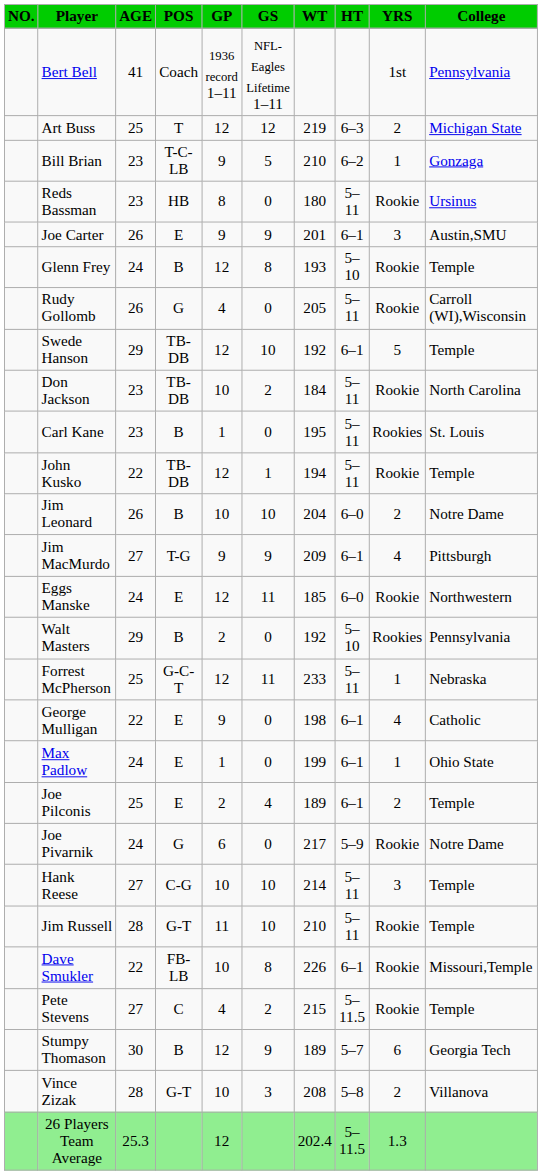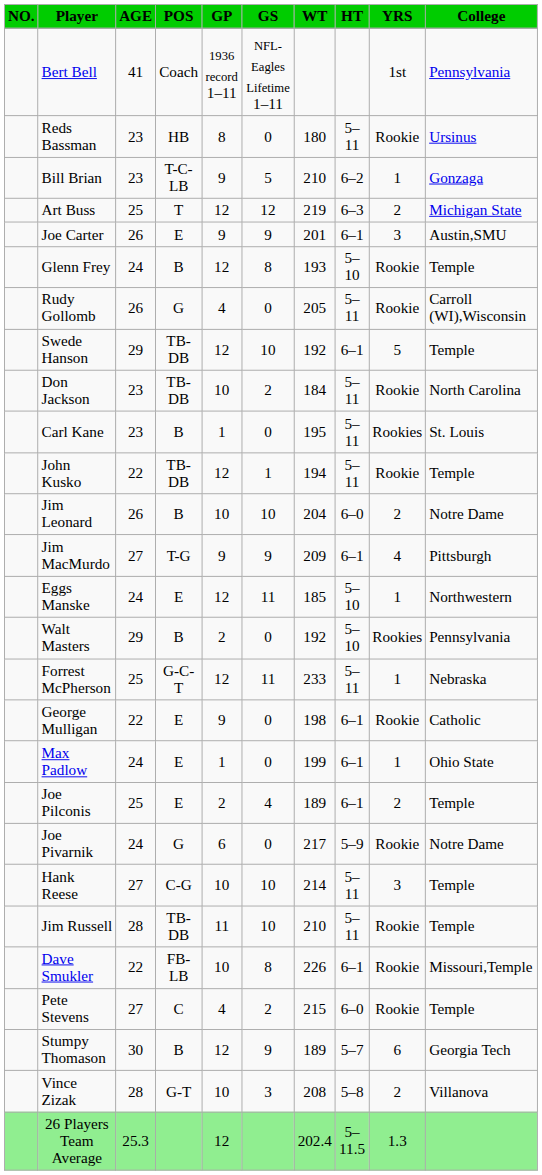rows swapped: (69, 201) <-> (68, 127)
(352, 596) 6–0 -> (352, 596) 5–10
(397, 596) Rookie -> (397, 596) 1
(397, 720) 4 -> (397, 720) Rookie
(179, 926) G-T -> (179, 926) TB-DB
(352, 1008) 5–11.5 -> (352, 1008) 6–0
